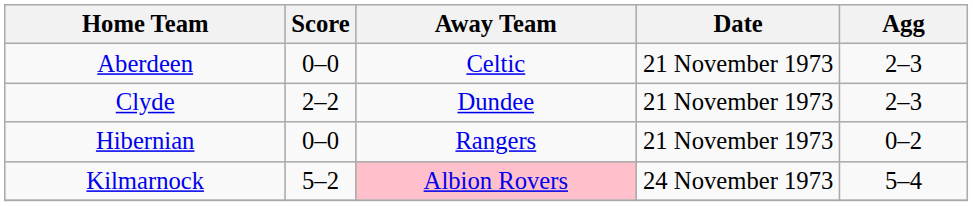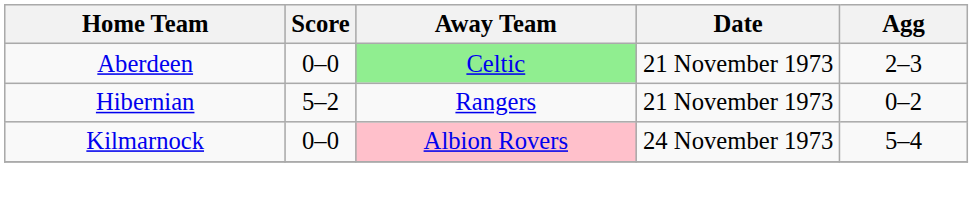(496, 63) no background -> (496, 63) lightgreen background
- row: (145, 102)
(320, 141) 0–0 -> (320, 102) 5–2
(320, 180) 5–2 -> (320, 141) 0–0
